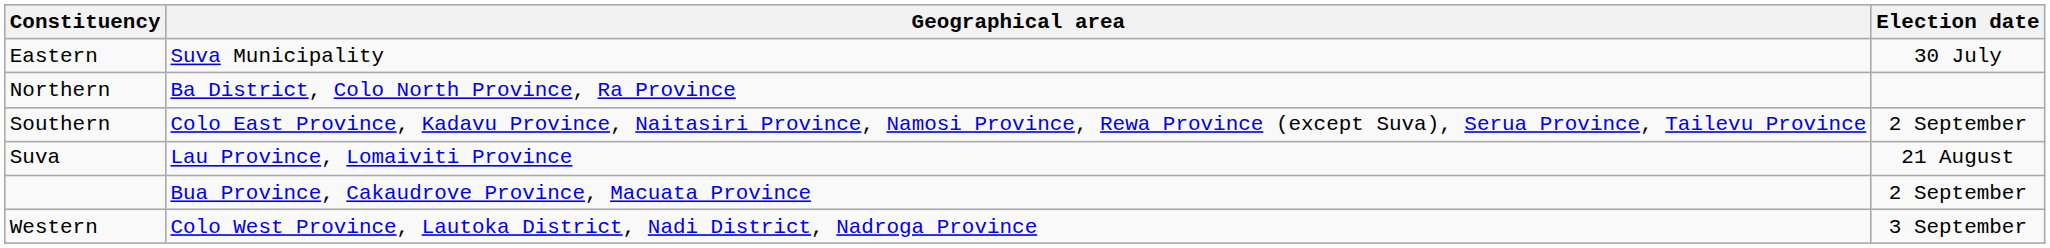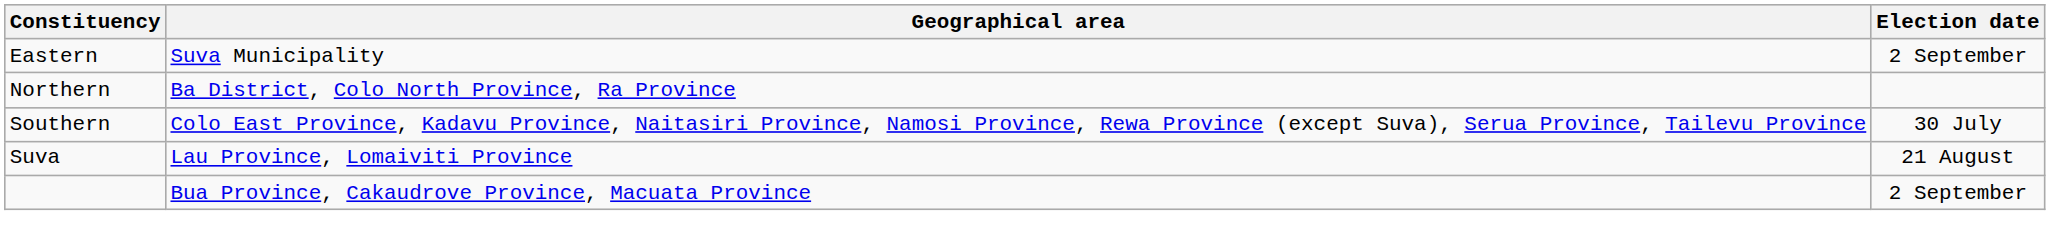(1958, 56) 30 July -> (1958, 56) 2 September
(1958, 124) 2 September -> (1958, 124) 30 July
- row: (54, 227)
